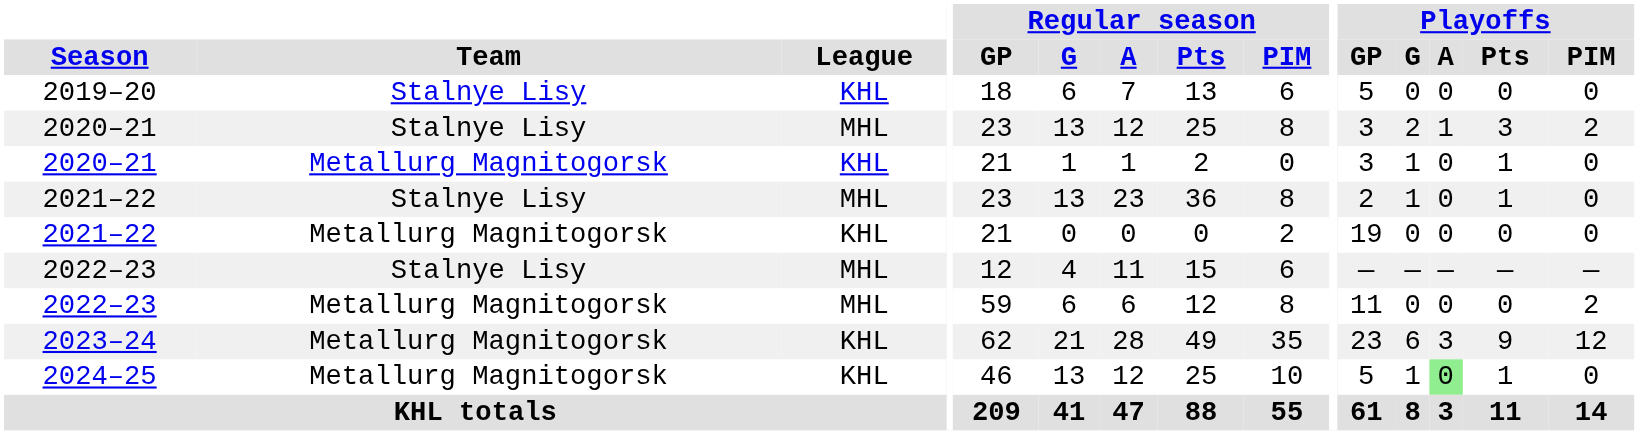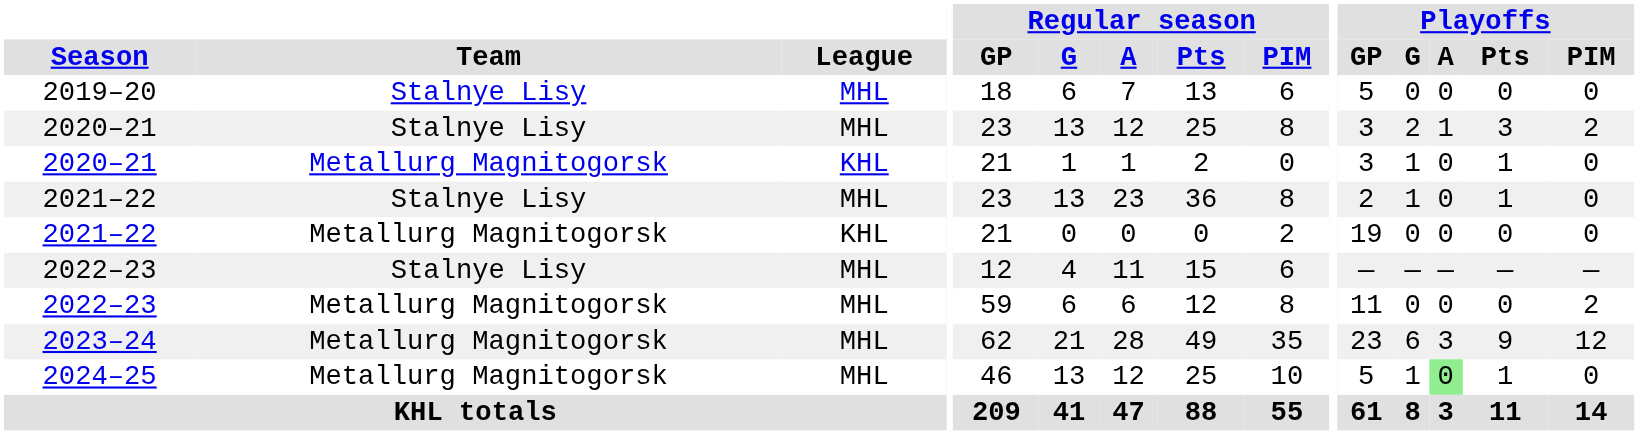(864, 93) KHL -> (864, 93) MHL
(864, 342) KHL -> (864, 342) MHL
(864, 377) KHL -> (864, 377) MHL
